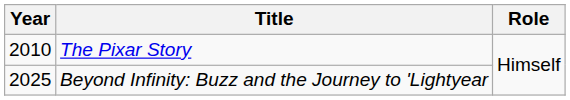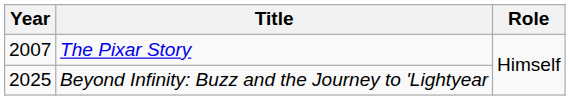(30, 49) 2010 -> (30, 49) 2007
